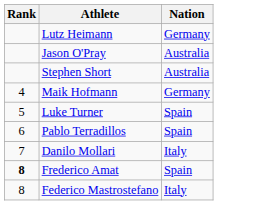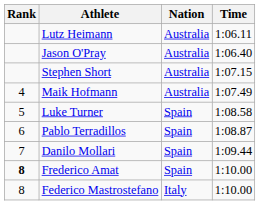+ column: (234, 14)
(187, 33) Germany -> (187, 33) Australia
(187, 92) Germany -> (187, 92) Australia
(175, 151) Italy -> (178, 151) Spain
